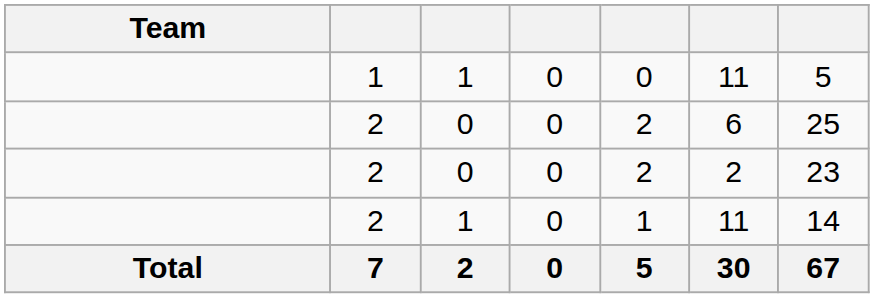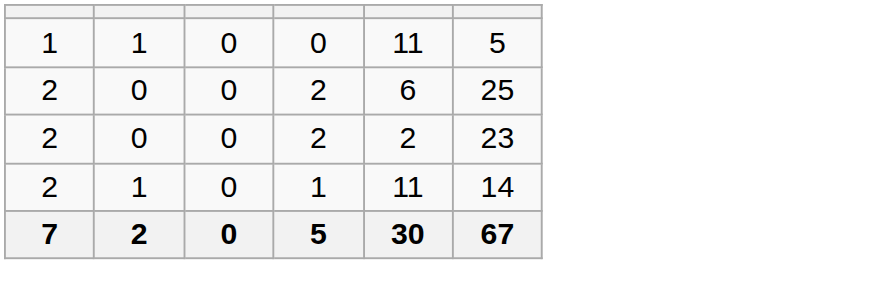- column: (168, 28)
